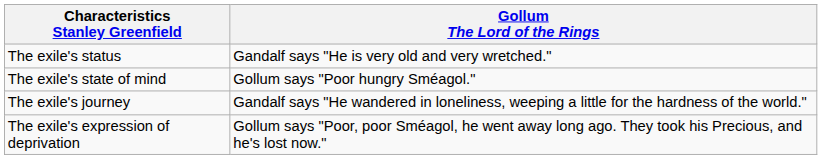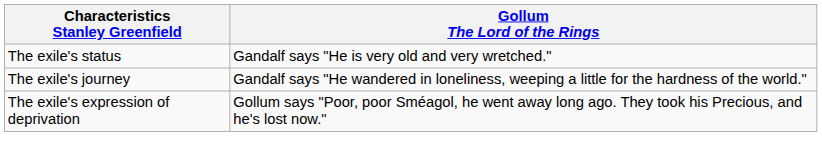- row: (87, 79)
